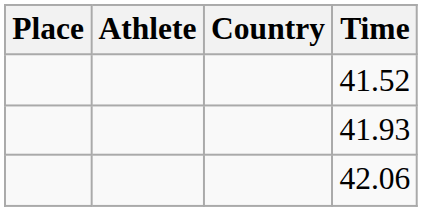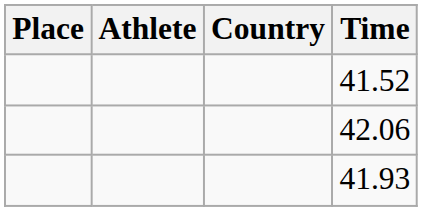rows swapped: (375, 129) <-> (375, 179)
